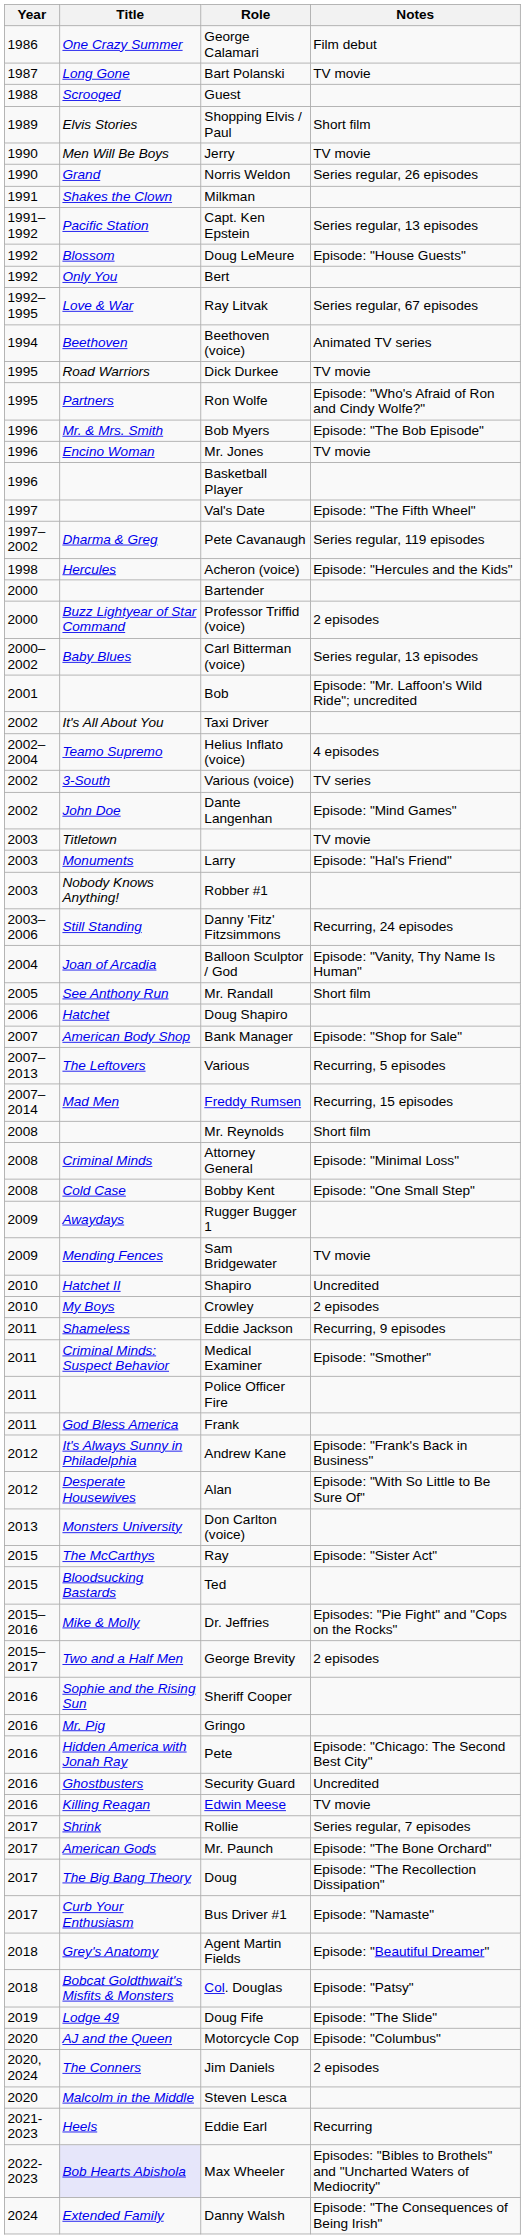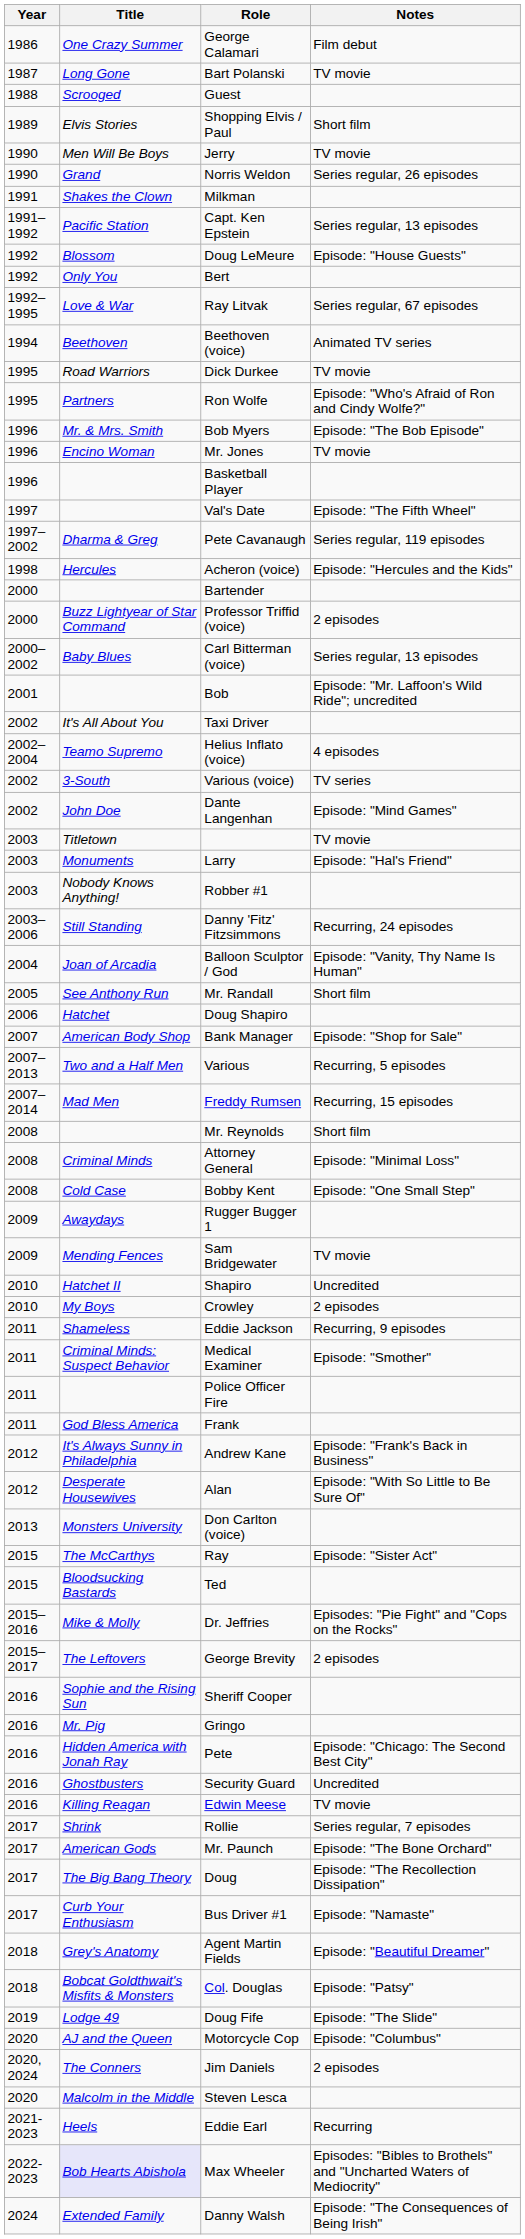(104, 1065) The Leftovers -> (123, 1065) Two and a Half Men
(123, 1659) Two and a Half Men -> (104, 1659) The Leftovers
